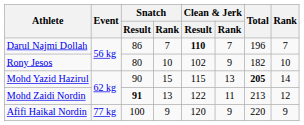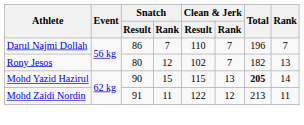(198, 46) bold -> (198, 46) normal
(167, 63) 10 -> (167, 63) 12
(230, 63) 9 -> (230, 63) 7
(285, 63) 10 -> (285, 63) 13
(137, 96) bold -> (137, 96) normal
(167, 96) 13 -> (167, 96) 11
(230, 96) 11 -> (230, 96) 12
(285, 96) 12 -> (285, 96) 11
- row: (47, 112)
